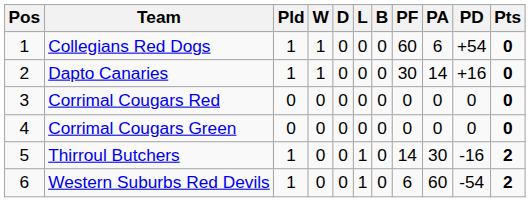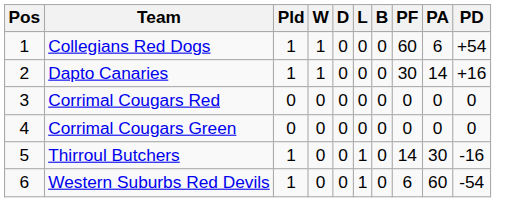- column: (508, 18)
